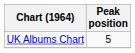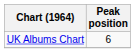(108, 39) 5 -> (108, 39) 6
